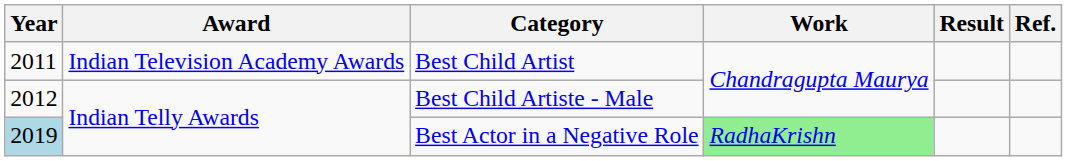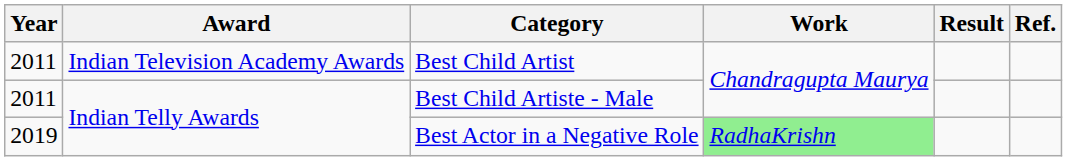(34, 98) 2012 -> (33, 98) 2011
(34, 135) lightblue background -> (34, 135) no background
